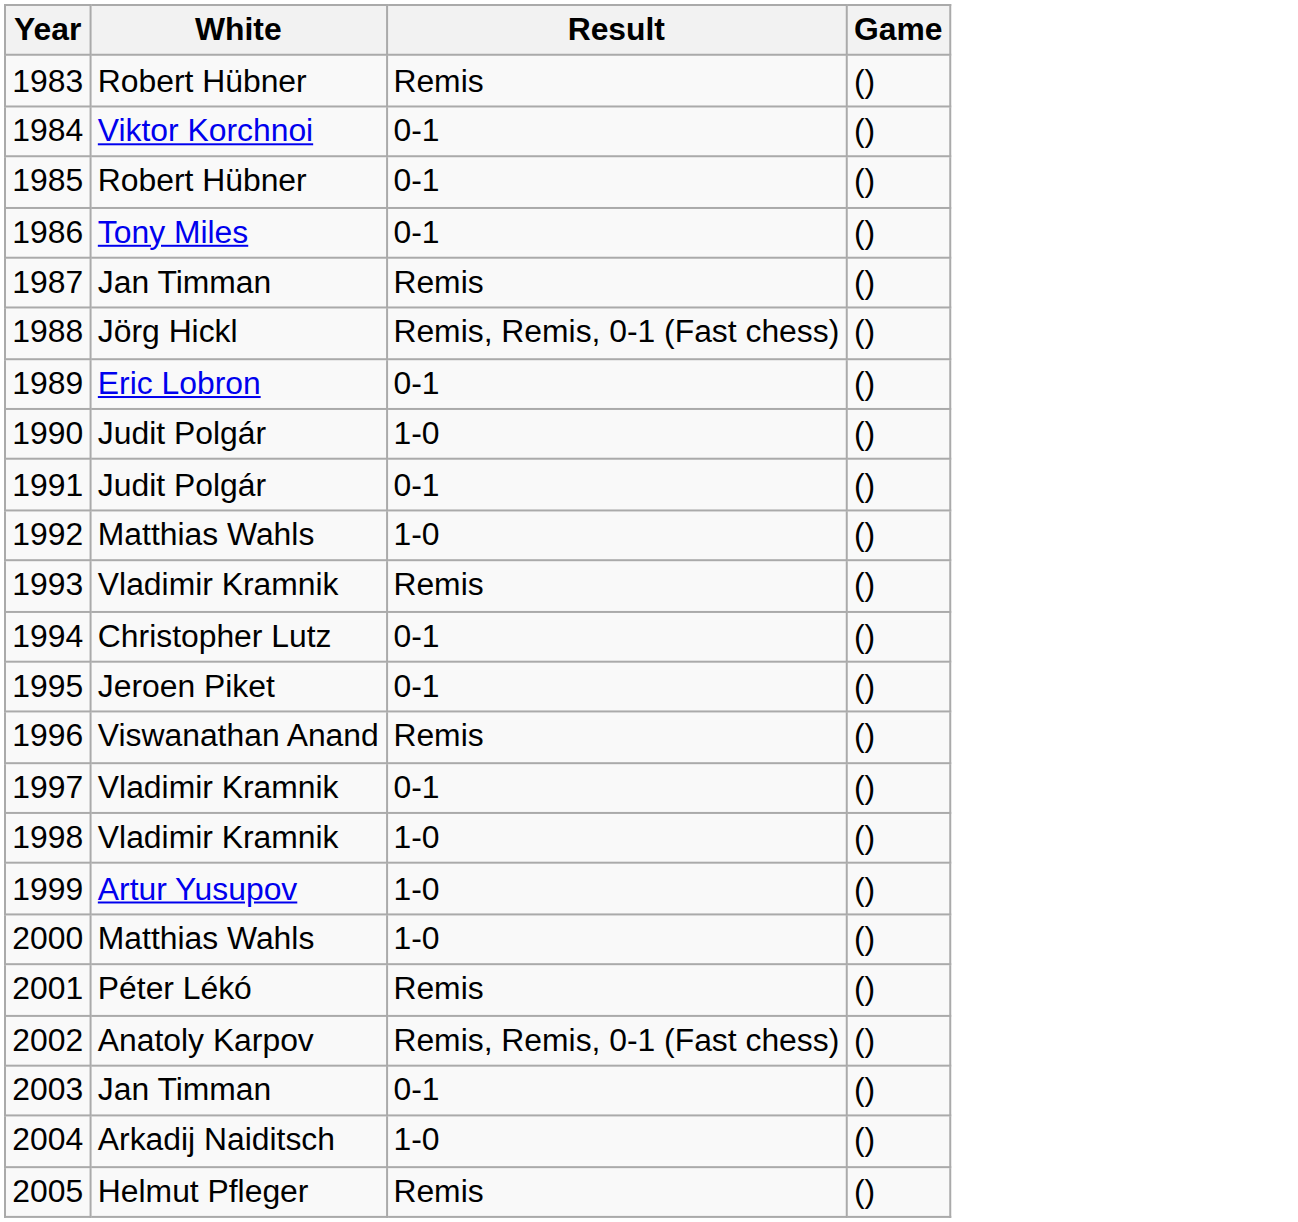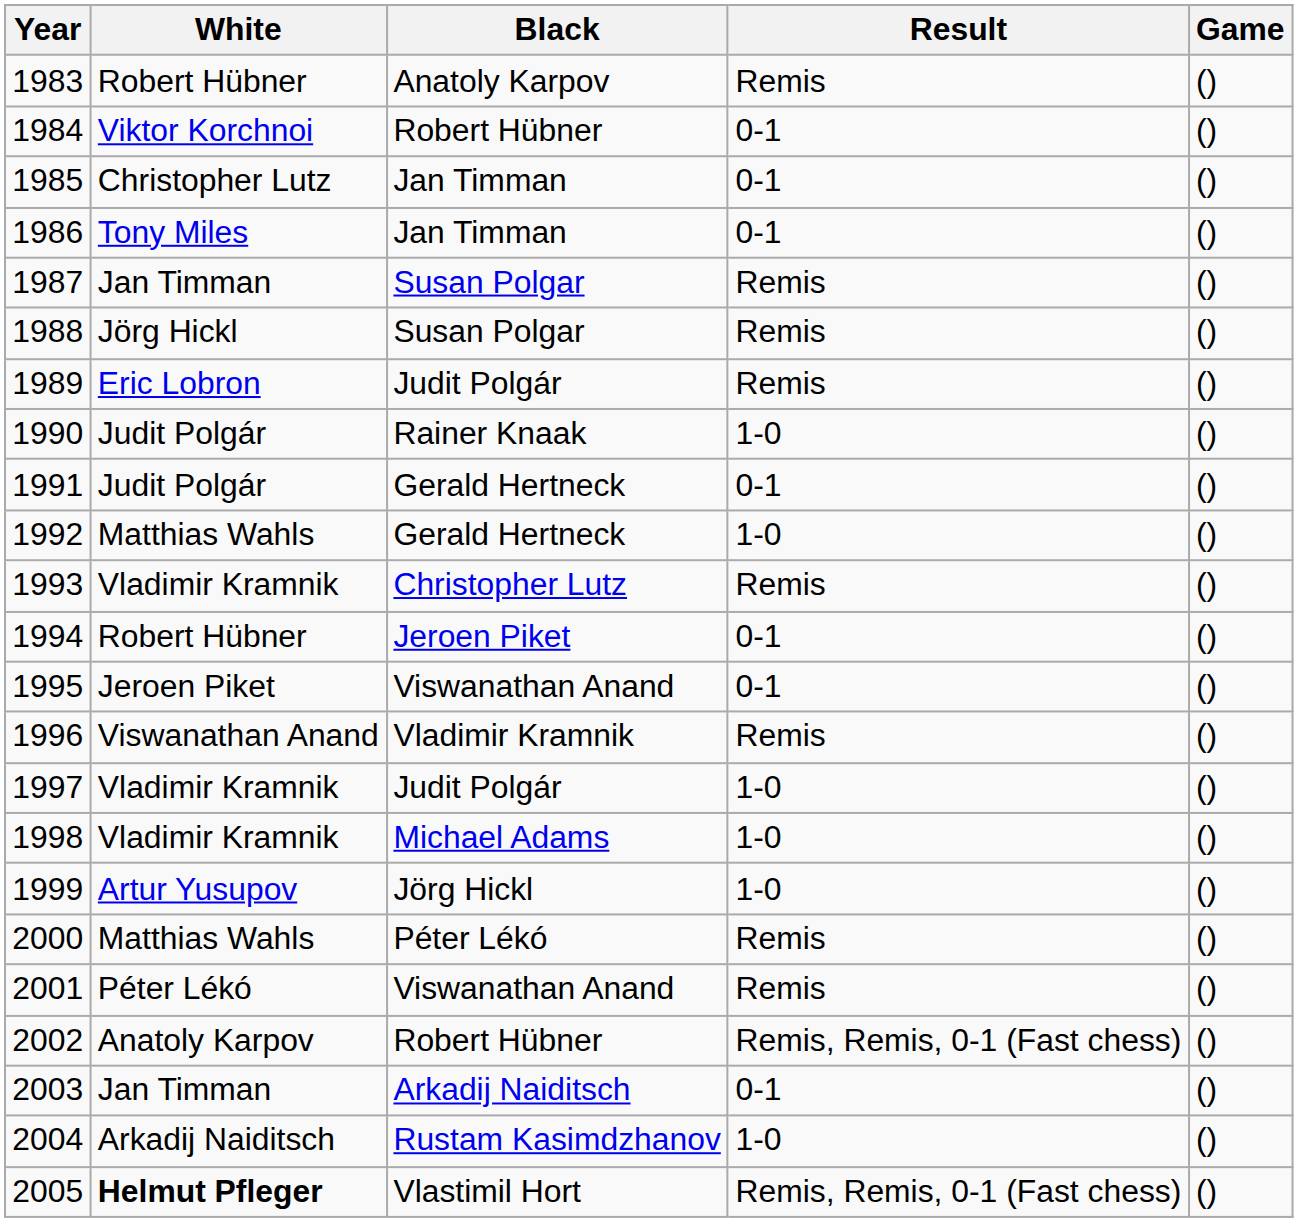+ column: (557, 29)
(202, 181) Robert Hübner -> (215, 181) Christopher Lutz
(616, 332) Remis, Remis, 0-1 (Fast chess) -> (781, 332) Remis
(416, 383) 0-1 -> (781, 383) Remis
(215, 635) Christopher Lutz -> (202, 635) Robert Hübner
(416, 787) 0-1 -> (758, 787) 1-0
(416, 938) 1-0 -> (781, 938) Remis
(203, 1191) normal -> (210, 1191) bold
(439, 1191) Remis -> (958, 1191) Remis, Remis, 0-1 (Fast chess)
